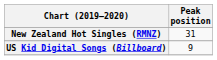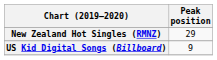(191, 34) 31 -> (191, 34) 29
